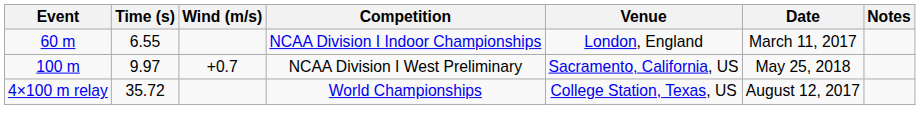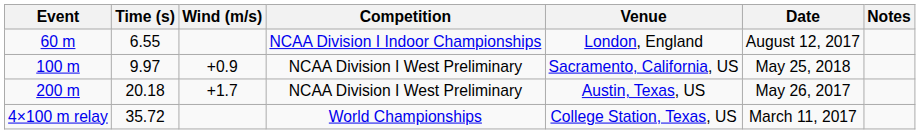(803, 41) March 11, 2017 -> (803, 41) August 12, 2017
(222, 66) +0.7 -> (222, 66) +0.9
+ row: (58, 91)
(803, 91) August 12, 2017 -> (803, 116) March 11, 2017
